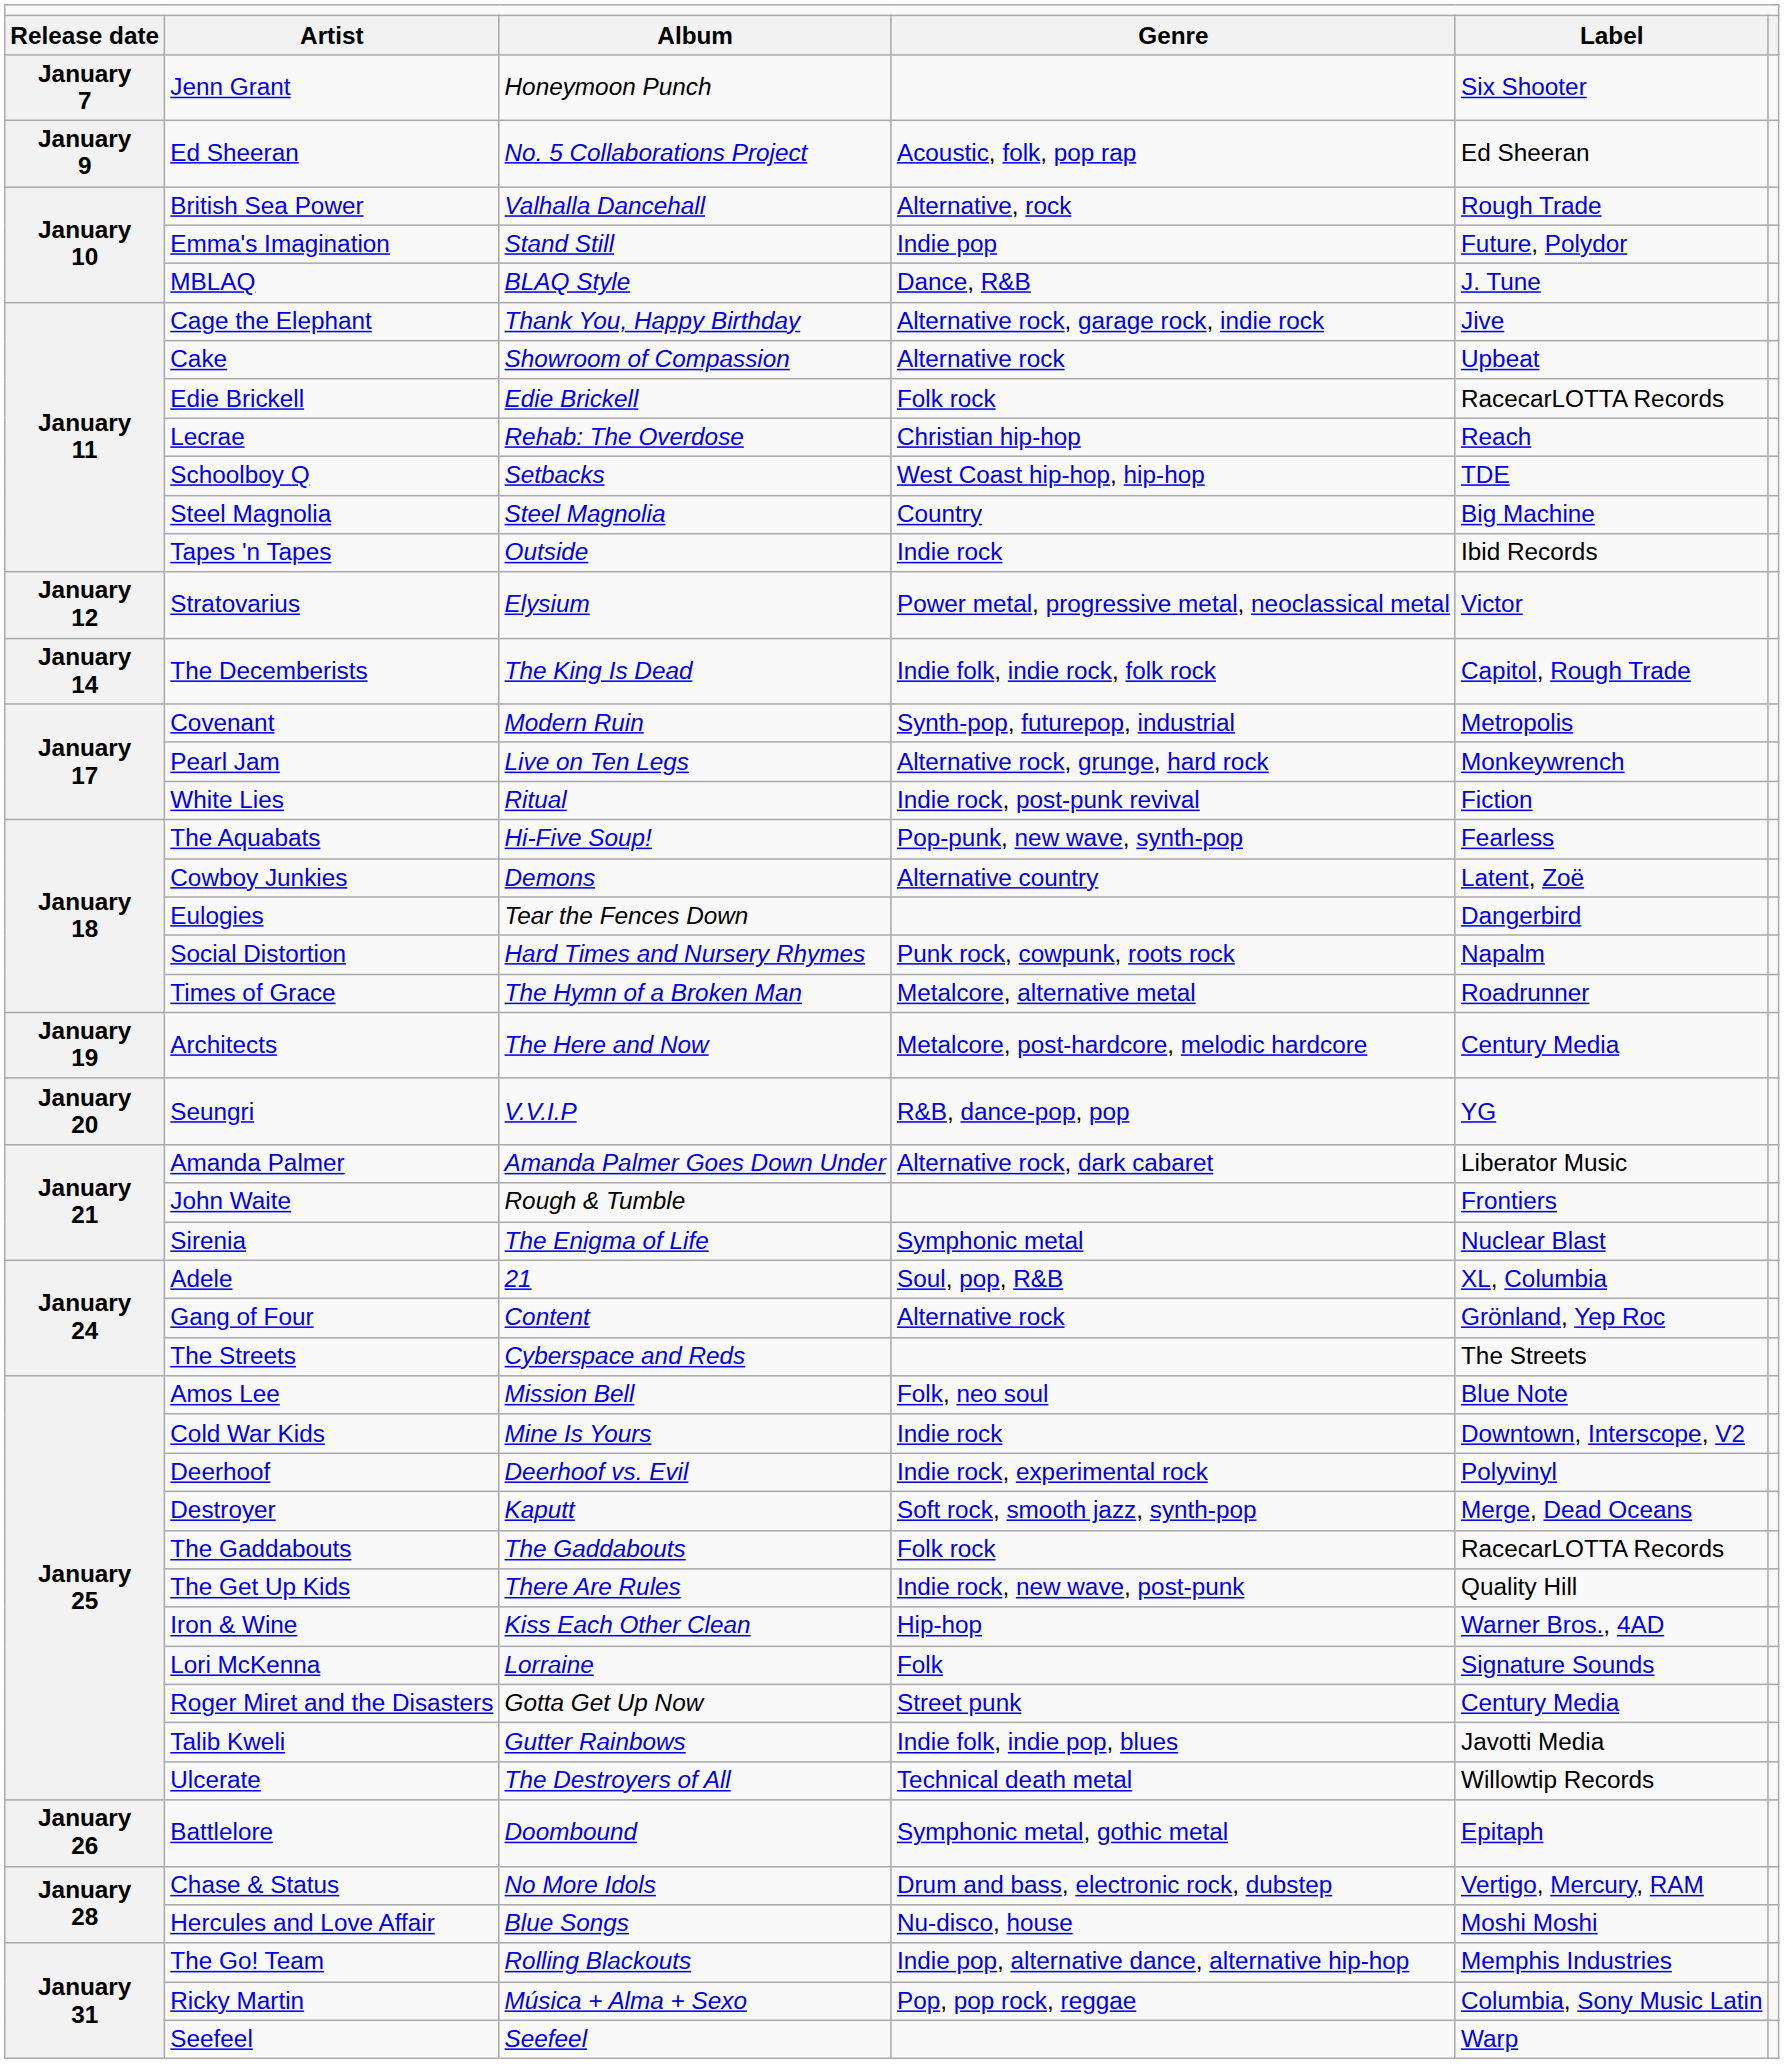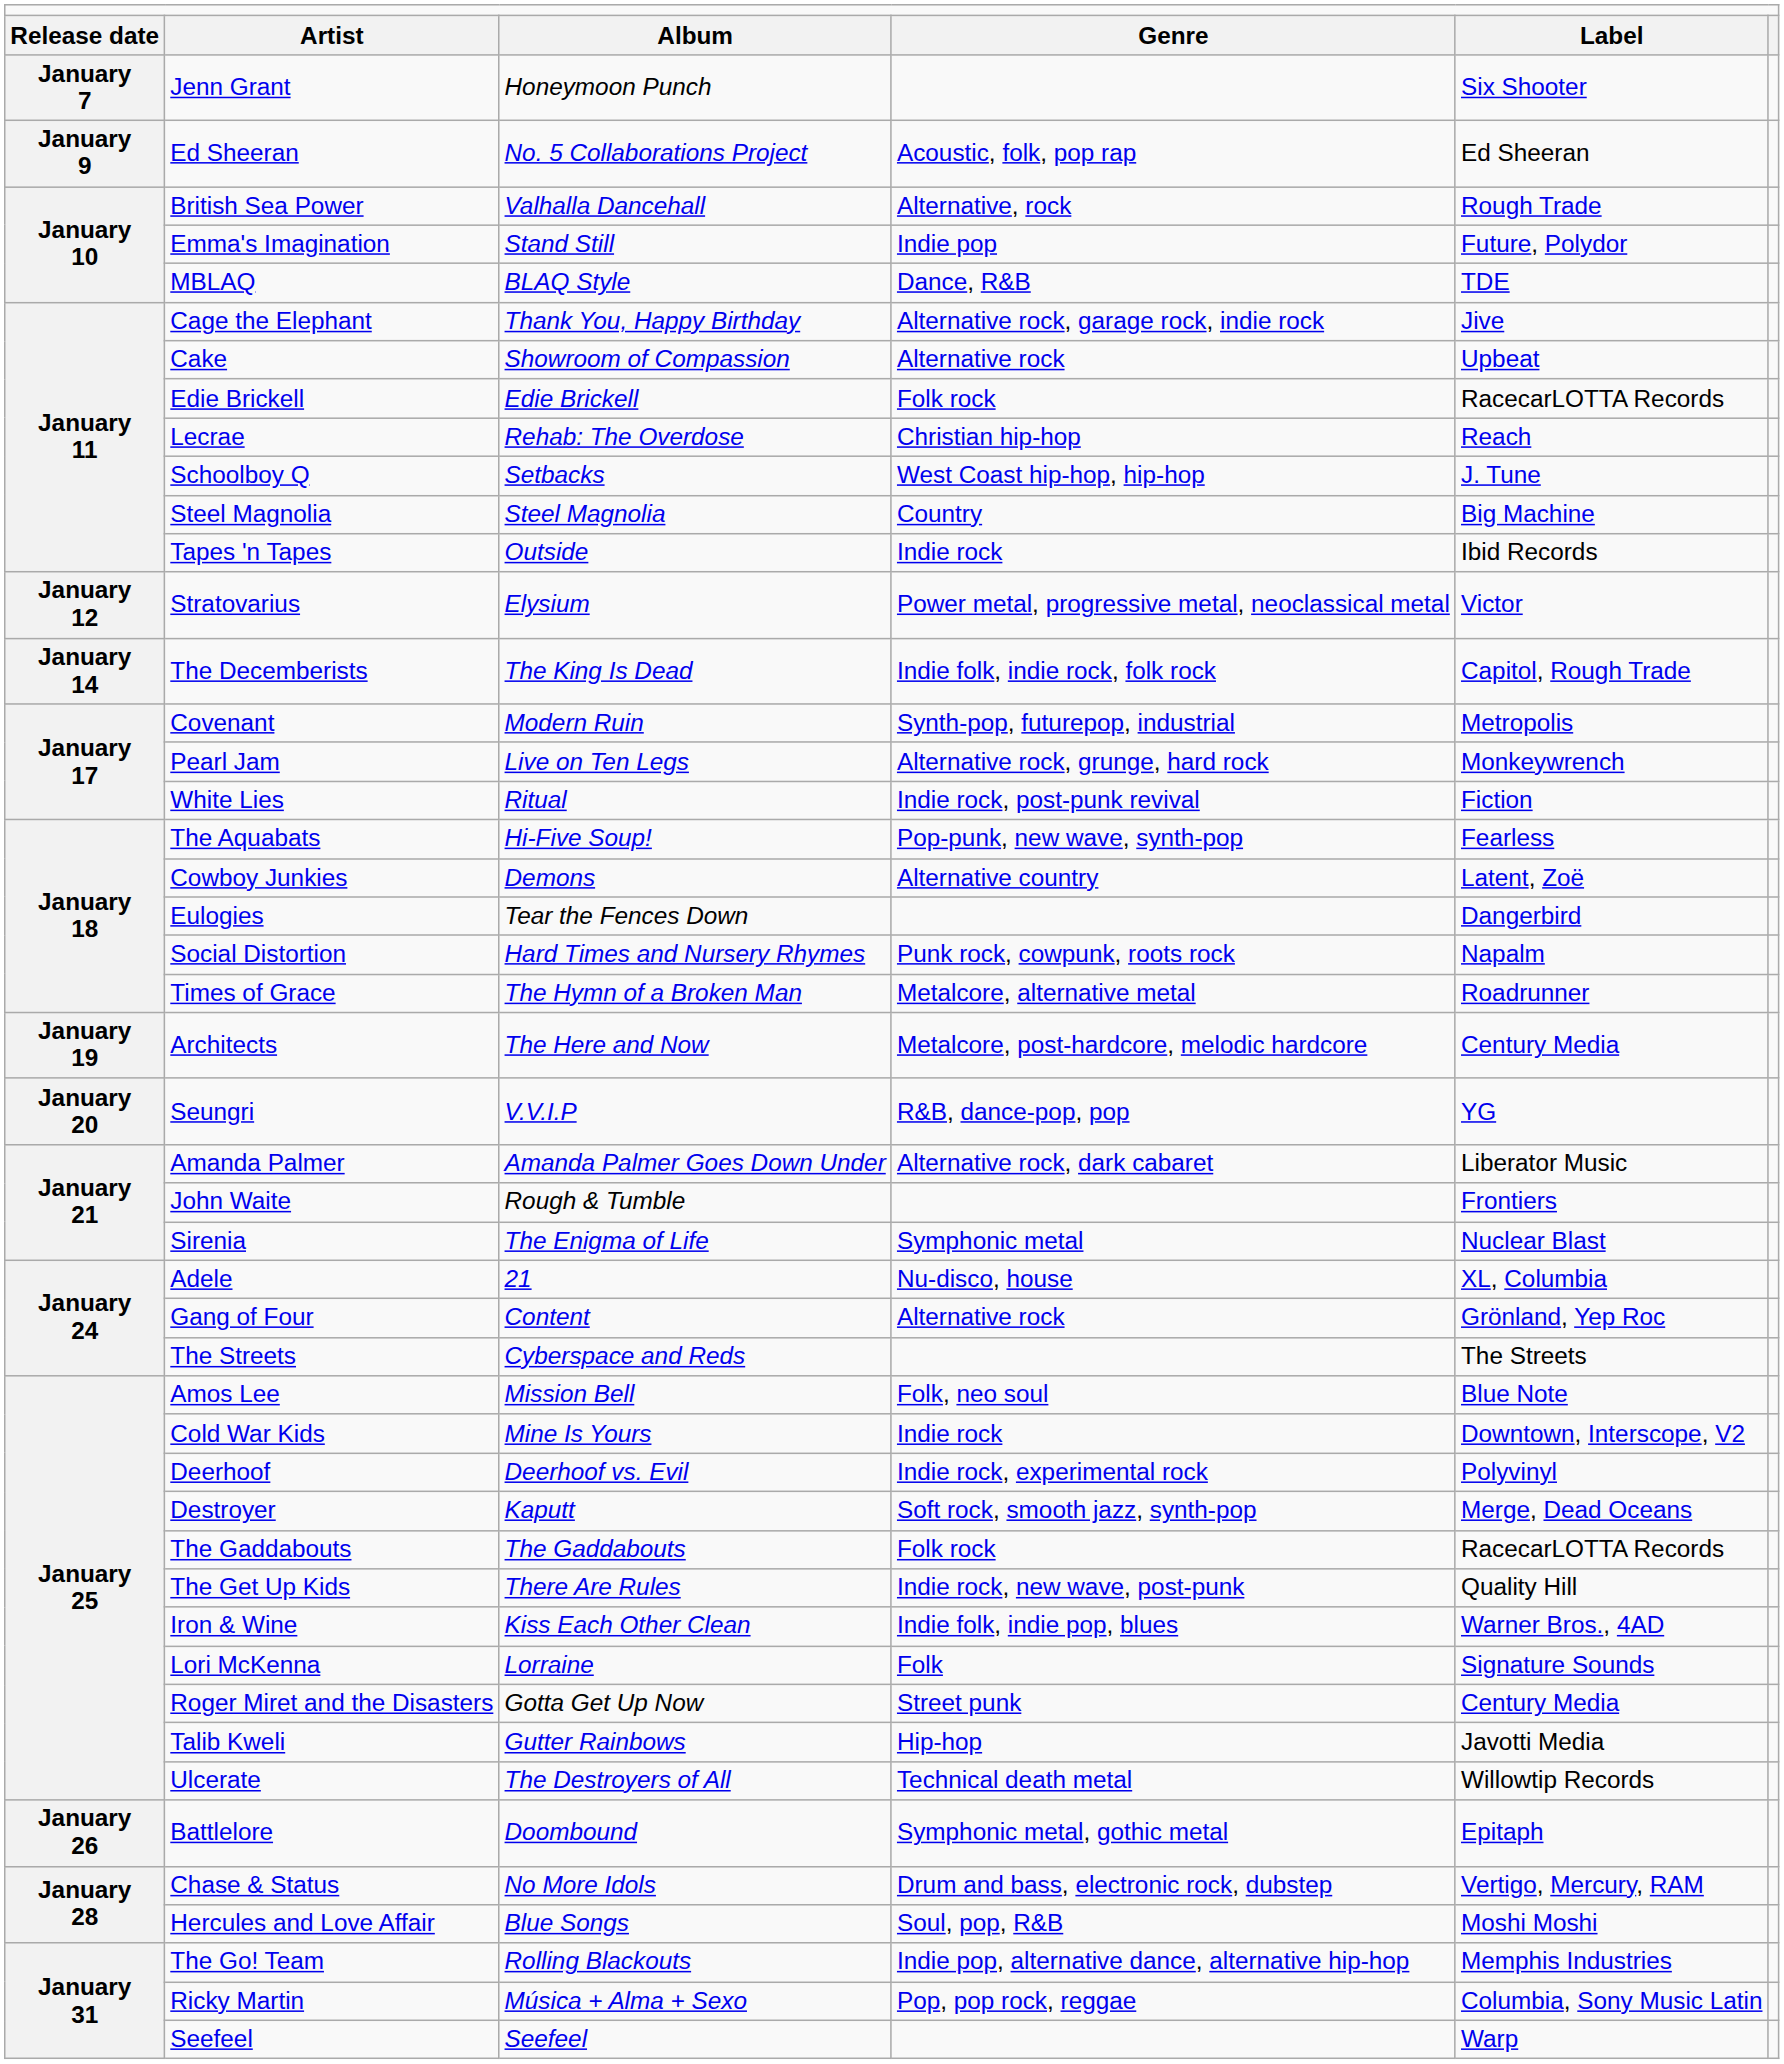(1501, 282) J. Tune -> (1485, 282) TDE
(1485, 475) TDE -> (1501, 475) J. Tune
(980, 1279) Soul, pop, R&B -> (985, 1279) Nu-disco, house
(940, 1626) Hip-hop -> (1038, 1626) Indie folk, indie pop, blues
(1038, 1741) Indie folk, indie pop, blues -> (940, 1741) Hip-hop
(985, 1923) Nu-disco, house -> (980, 1923) Soul, pop, R&B
